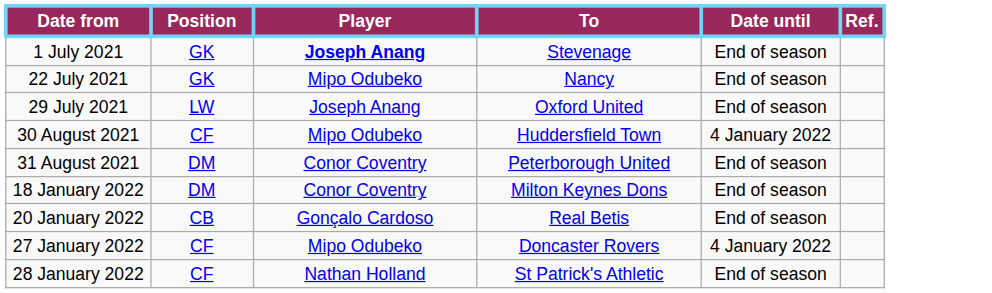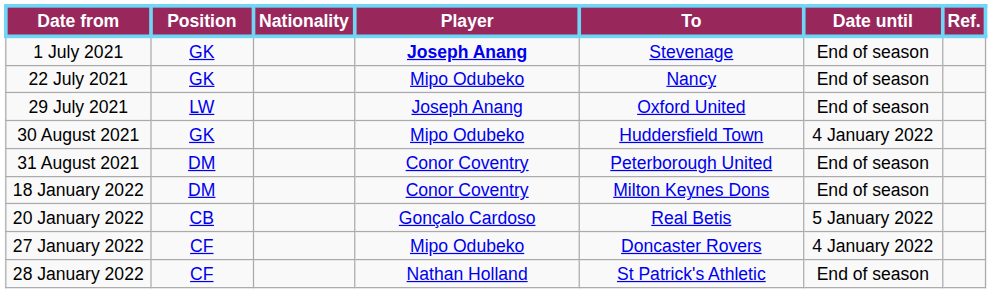+ column: (304, 21)
(202, 135) CF -> (202, 135) GK
(771, 218) End of season -> (873, 218) 5 January 2022
